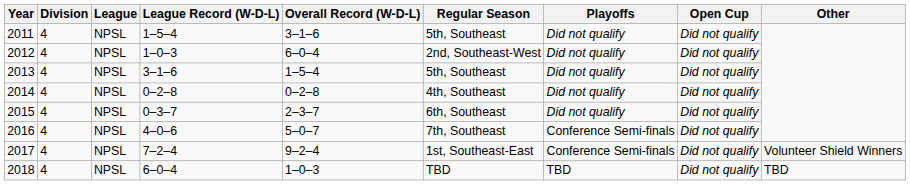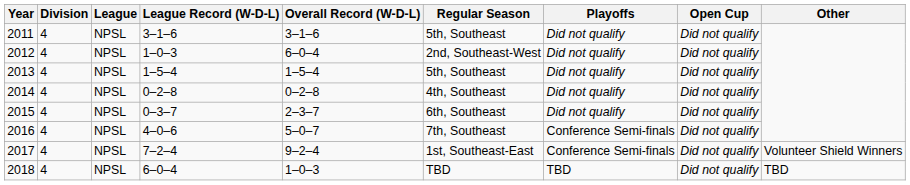(160, 33) 1–5–4 -> (160, 33) 3–1–6
(160, 72) 3–1–6 -> (160, 72) 1–5–4
